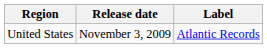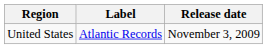columns swapped: (125, 14) <-> (218, 14)
